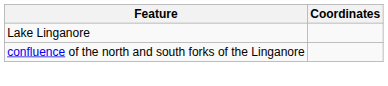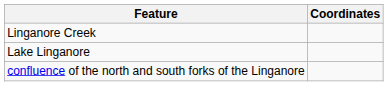+ row: (52, 33)
